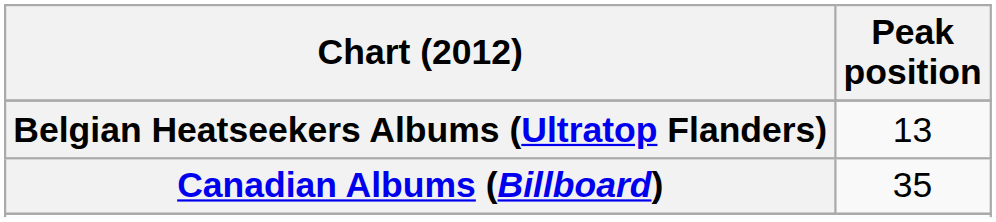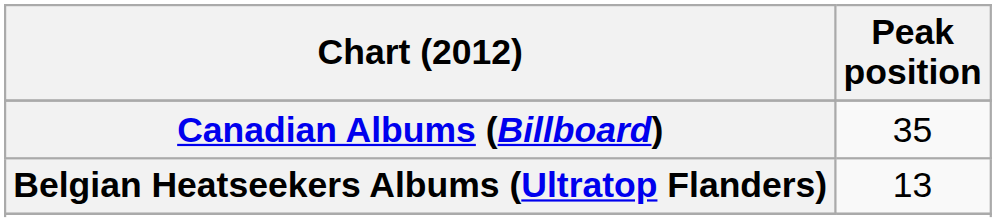rows swapped: (420, 128) <-> (420, 185)
